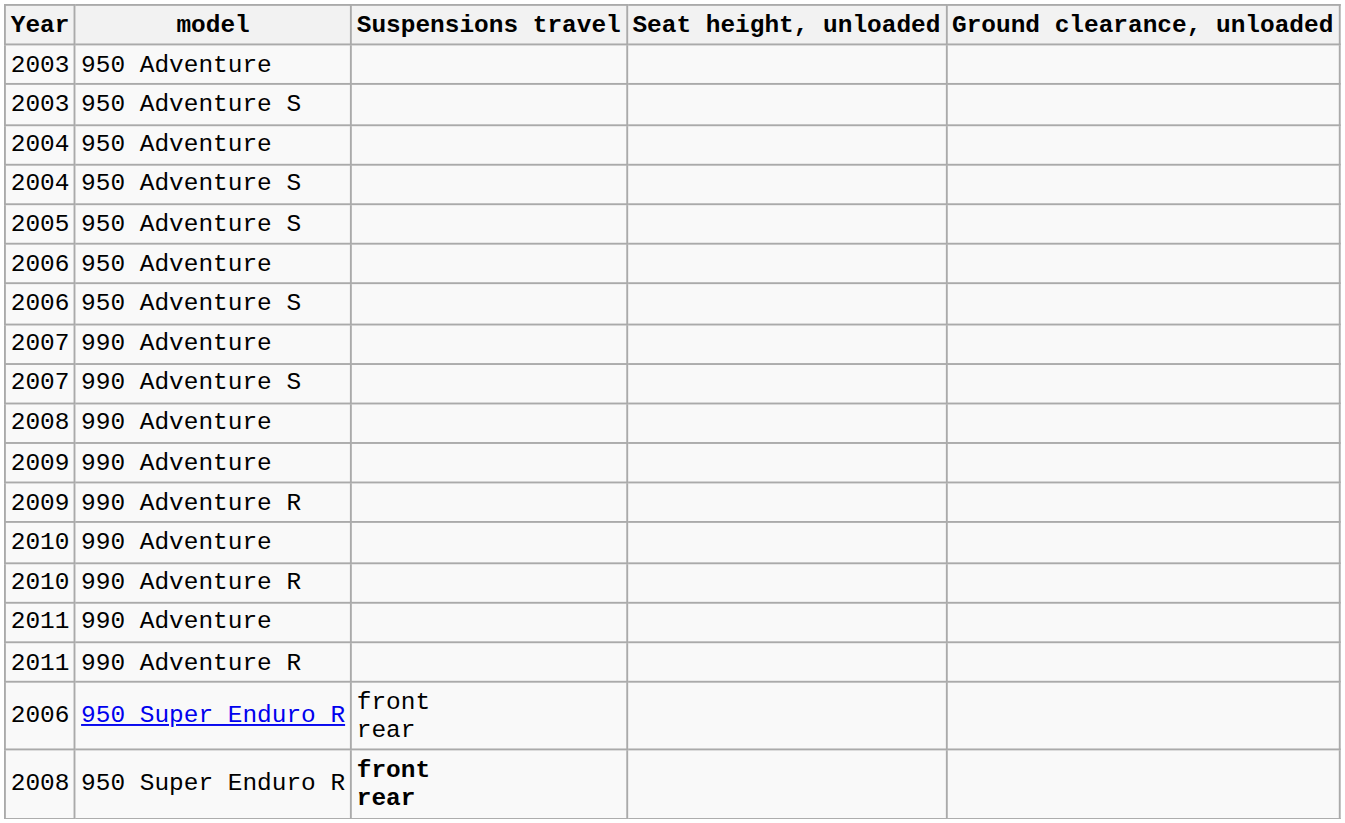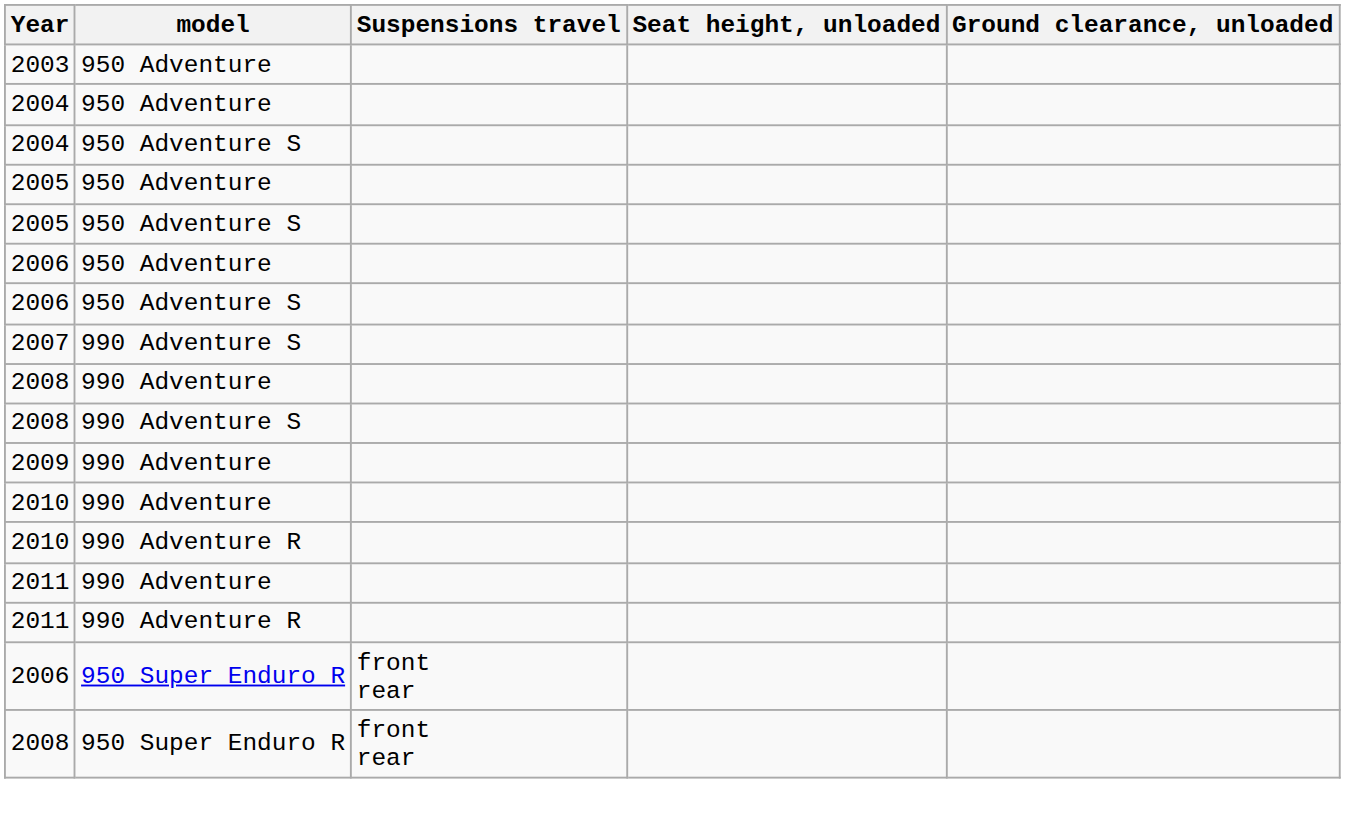- row: (40, 105)
+ row: (40, 184)
- row: (40, 344)
+ row: (40, 423)
- row: (40, 503)
(393, 784) bold -> (393, 744) normal
